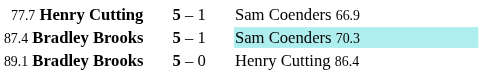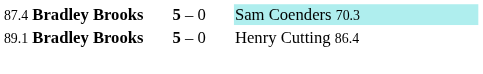- row: (77, 14)
(189, 37) 5 – 1 -> (189, 14) 5 – 0
